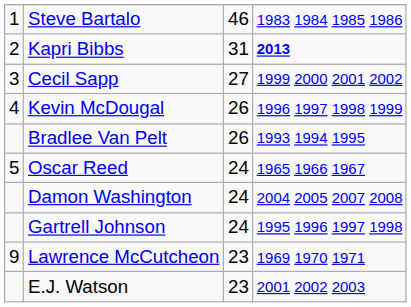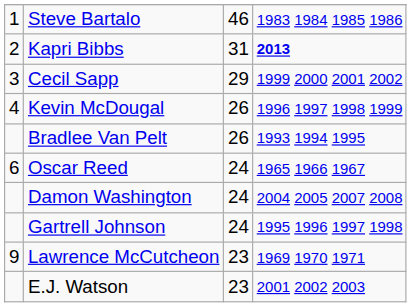(238, 78) 27 -> (238, 78) 29
(14, 167) 5 -> (14, 167) 6
